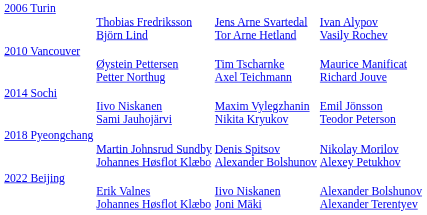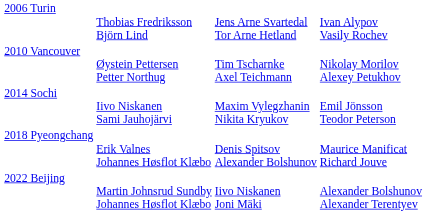(363, 70) Maurice Manificat Richard Jouve -> (360, 70) Nikolay Morilov Alexey Petukhov
(154, 155) Martin Johnsrud Sundby Johannes Høsflot Klæbo -> (154, 155) Erik Valnes Johannes Høsflot Klæbo
(360, 155) Nikolay Morilov Alexey Petukhov -> (363, 155) Maurice Manificat Richard Jouve
(154, 197) Erik Valnes Johannes Høsflot Klæbo -> (154, 197) Martin Johnsrud Sundby Johannes Høsflot Klæbo
